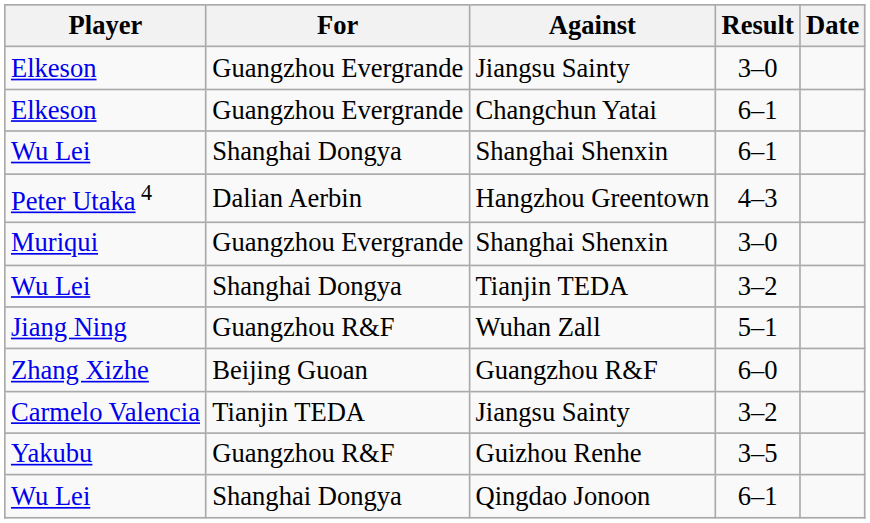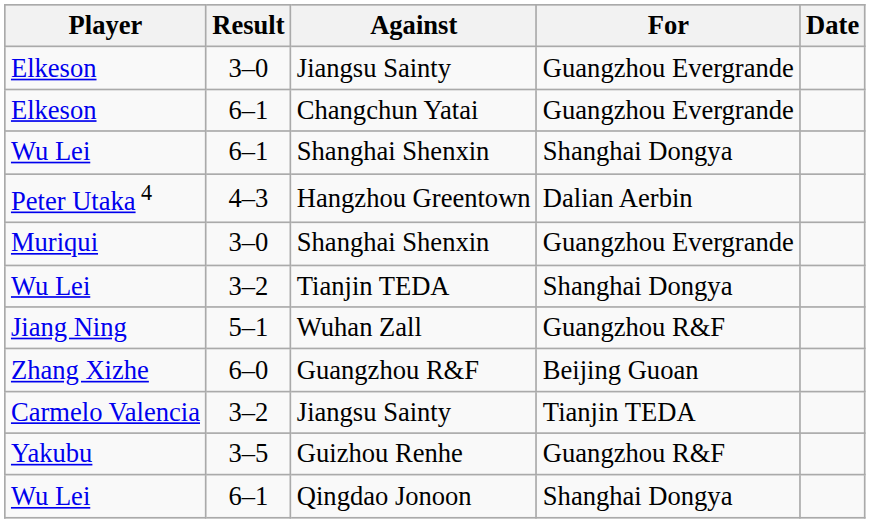columns swapped: (338, 25) <-> (758, 25)
